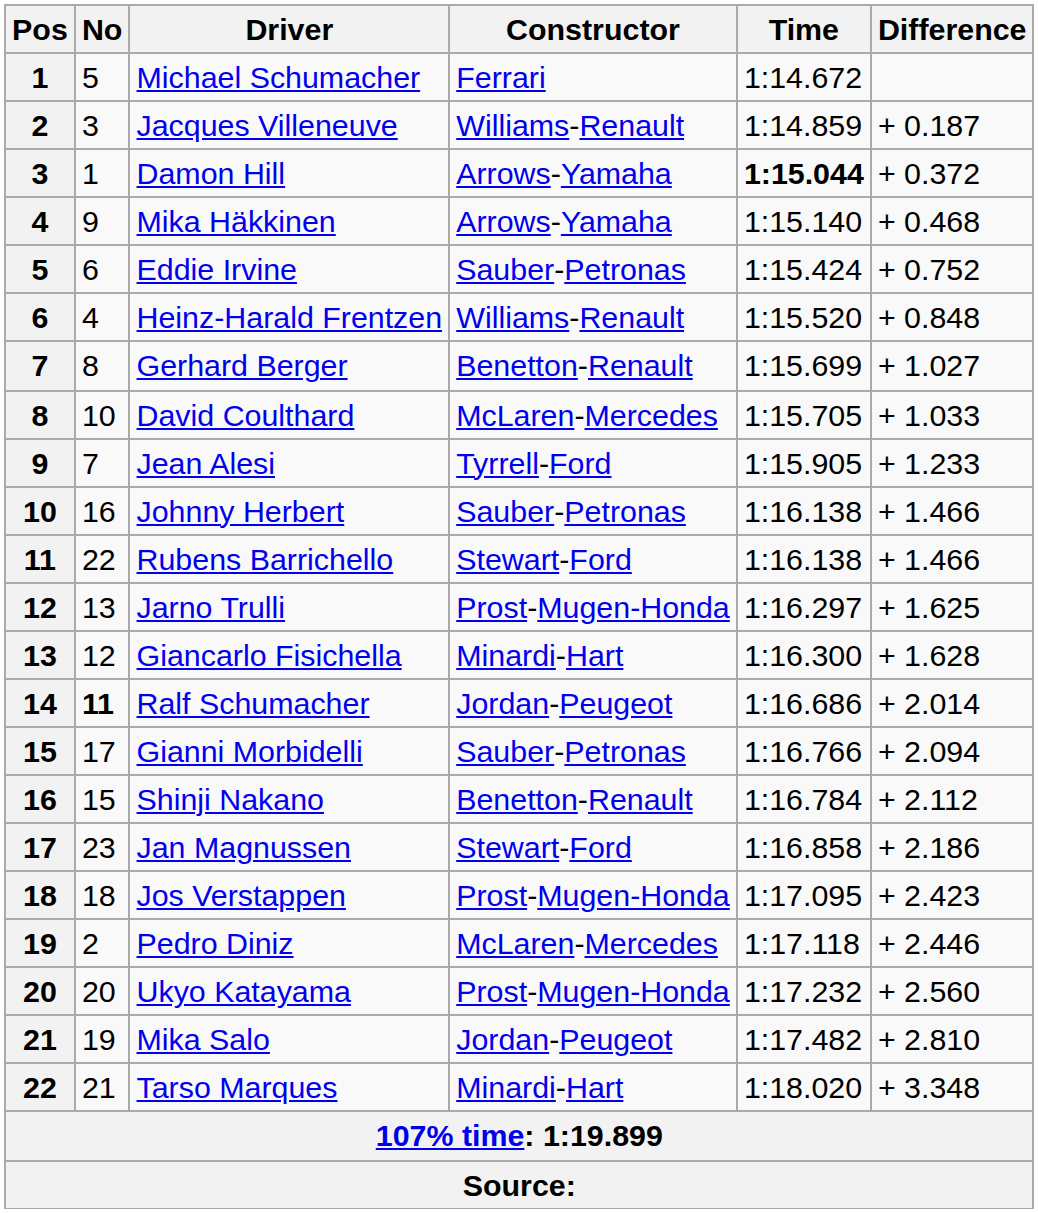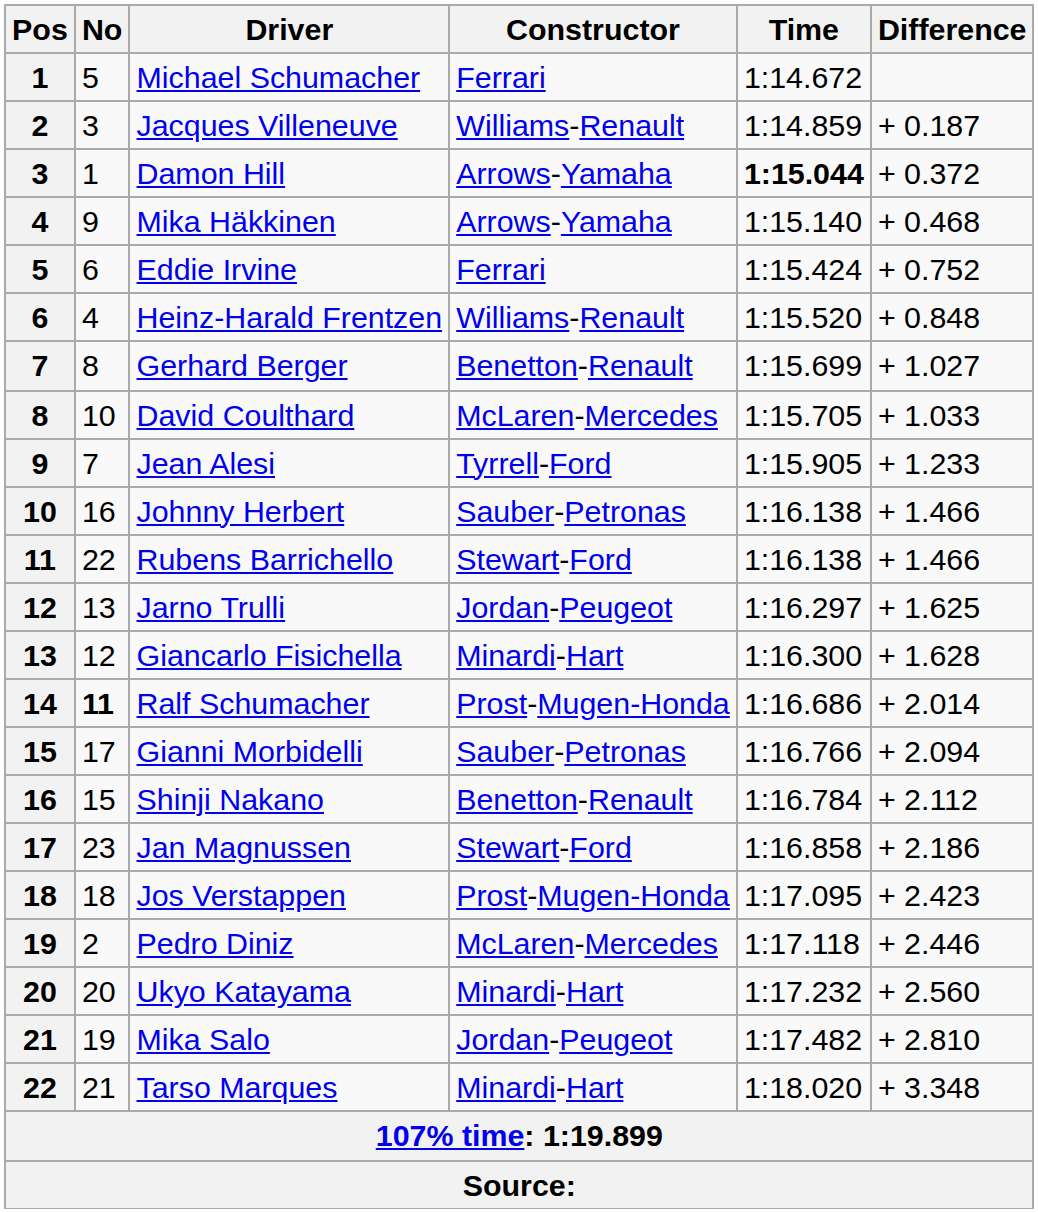(571, 270) Sauber-Petronas -> (501, 270) Ferrari
(593, 607) Prost-Mugen-Honda -> (564, 607) Jordan-Peugeot
(564, 703) Jordan-Peugeot -> (593, 703) Prost-Mugen-Honda
(593, 992) Prost-Mugen-Honda -> (540, 992) Minardi-Hart
